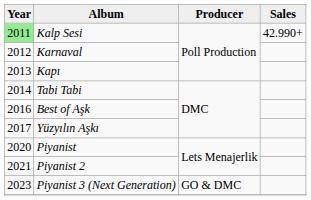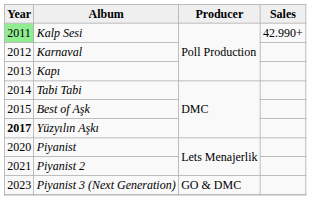(19, 109) 2016 -> (19, 109) 2015
(19, 128) normal -> (19, 128) bold
